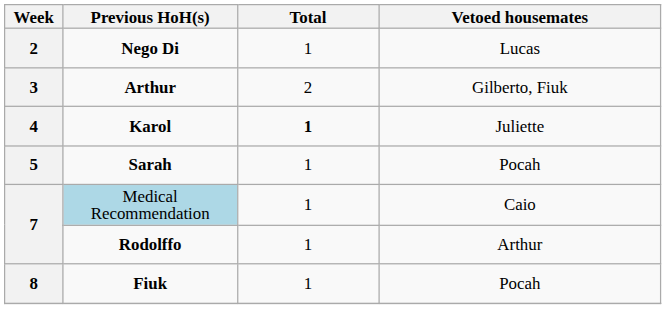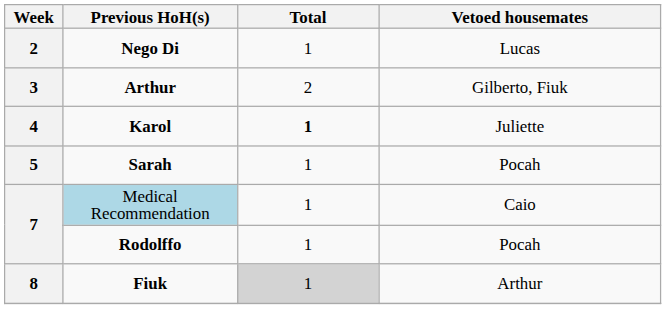(520, 244) Arthur -> (520, 244) Pocah
(308, 283) no background -> (308, 283) lightgrey background
(520, 283) Pocah -> (520, 283) Arthur
